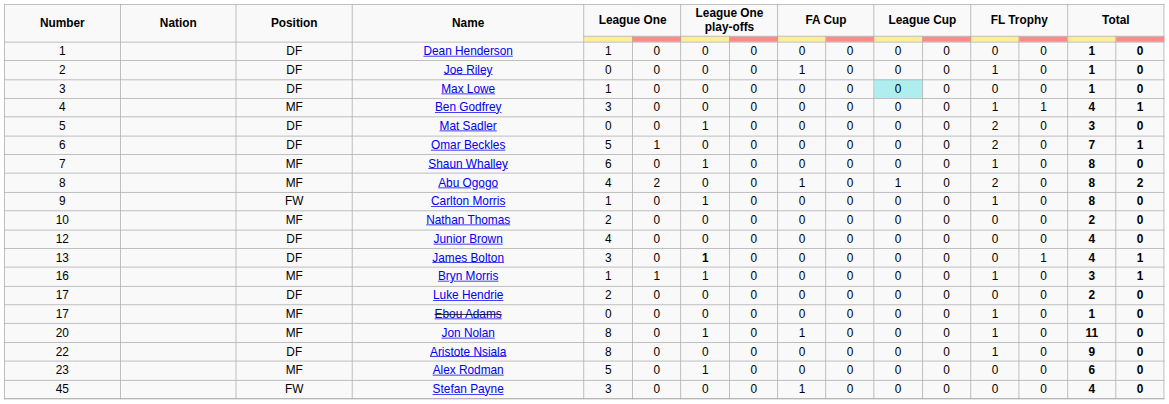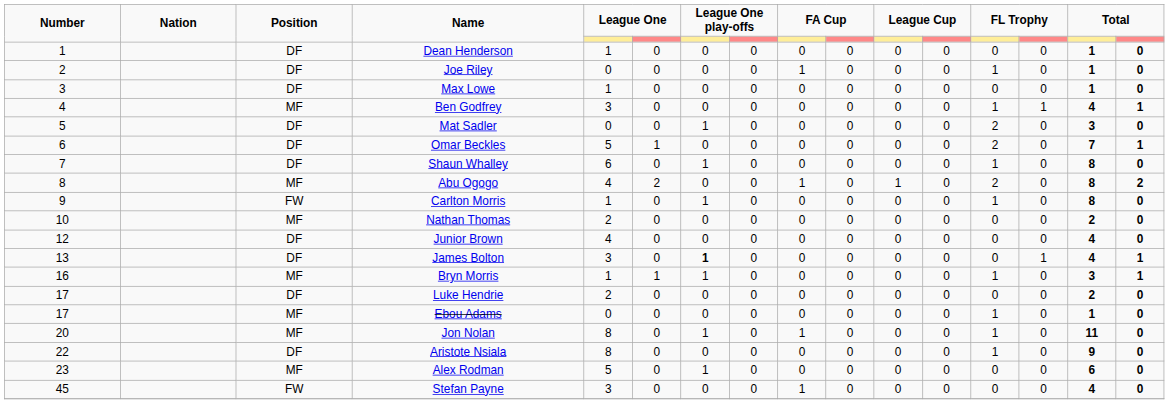(898, 88) paleturquoise background -> (898, 88) no background
(294, 164) MF -> (294, 164) DF
